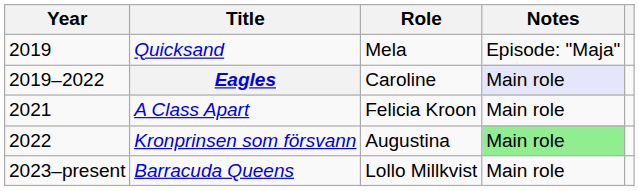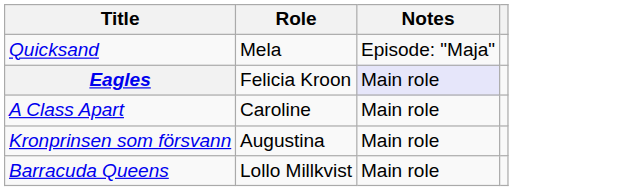- column: (67, 19)
(401, 79) Caroline -> (296, 79) Felicia Kroon
(421, 110) Felicia Kroon -> (275, 110) Caroline
(525, 140) lightgreen background -> (400, 140) no background
